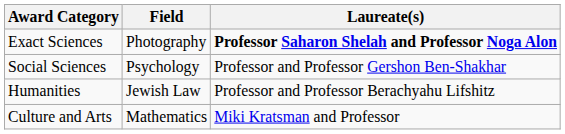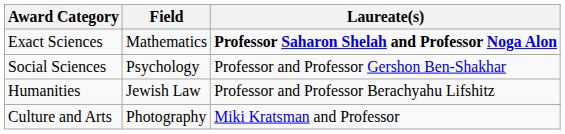(166, 41) Photography -> (167, 41) Mathematics
(167, 116) Mathematics -> (166, 116) Photography
